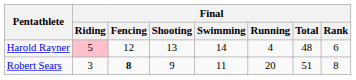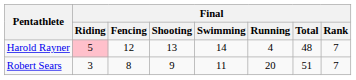(336, 48) 6 -> (336, 48) 7
(129, 66) bold -> (129, 66) normal
(336, 66) 8 -> (336, 66) 7
